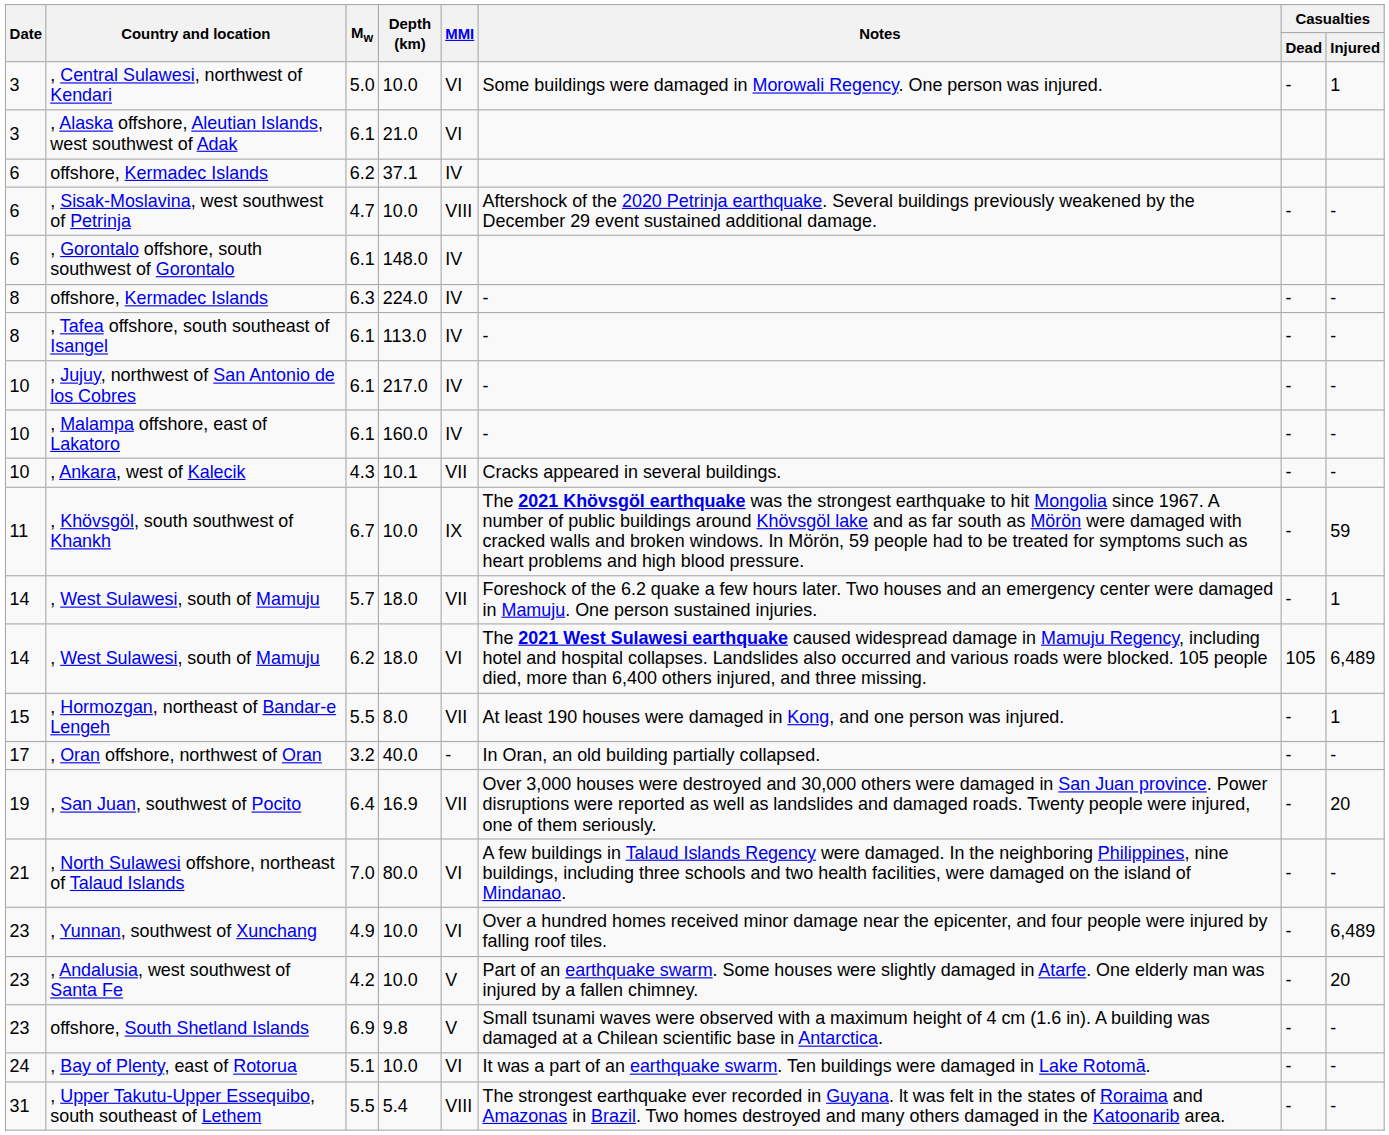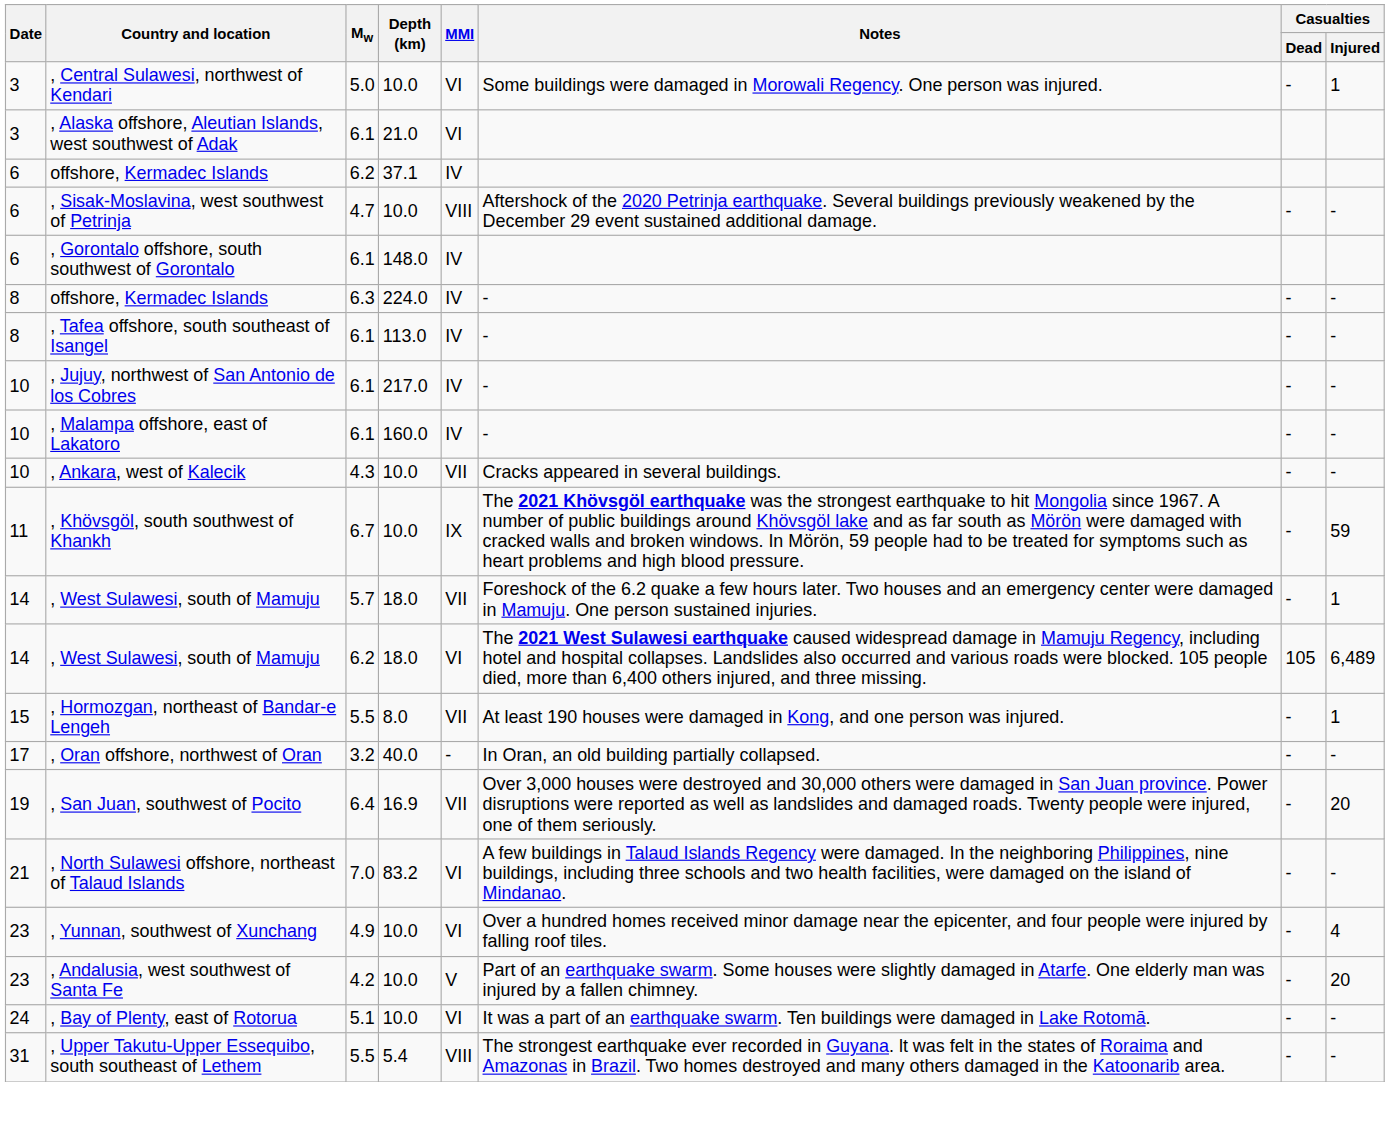(400, 472) 10.1 -> (400, 472) 10.0
(400, 872) 80.0 -> (400, 872) 83.2
(1353, 931) 6,489 -> (1335, 931) 4
- row: (180, 1028)
